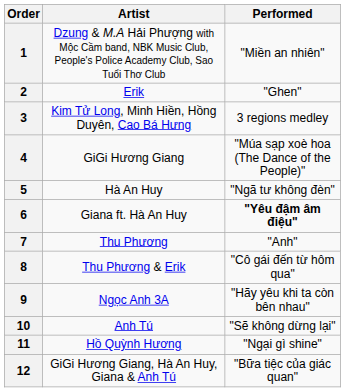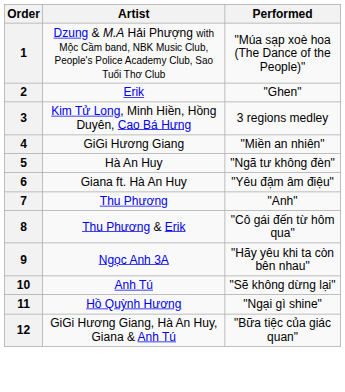(283, 53) "Miền an nhiên" -> (283, 53) "Múa sạp xoè hoa (The Dance of the People)"
(283, 157) "Múa sạp xoè hoa (The Dance of the People)" -> (283, 144) "Miền an nhiên"
(283, 215) bold -> (283, 182) normal
